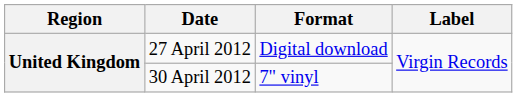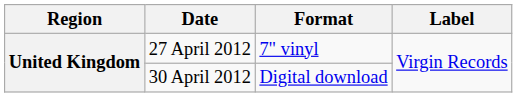(324, 48) Digital download -> (289, 48) 7" vinyl
(289, 77) 7" vinyl -> (324, 77) Digital download
